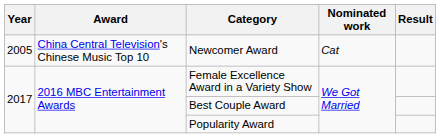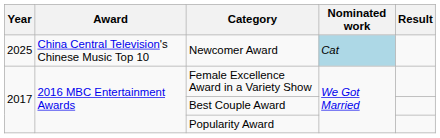(20, 50) 2005 -> (20, 50) 2025
(330, 50) no background -> (330, 50) lightblue background
